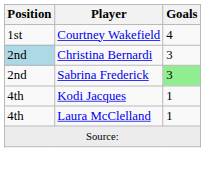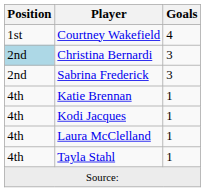(169, 75) lightgreen background -> (169, 75) no background
+ row: (94, 95)
+ row: (86, 156)
